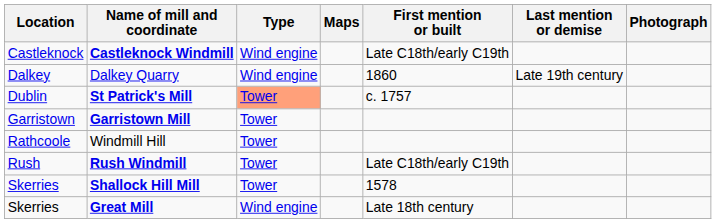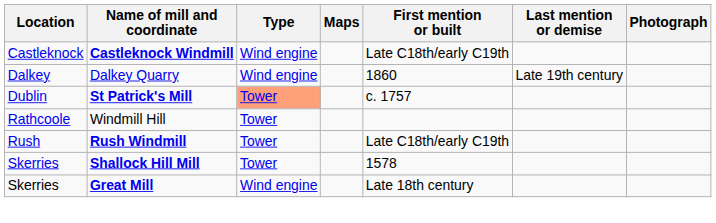- row: (140, 119)
